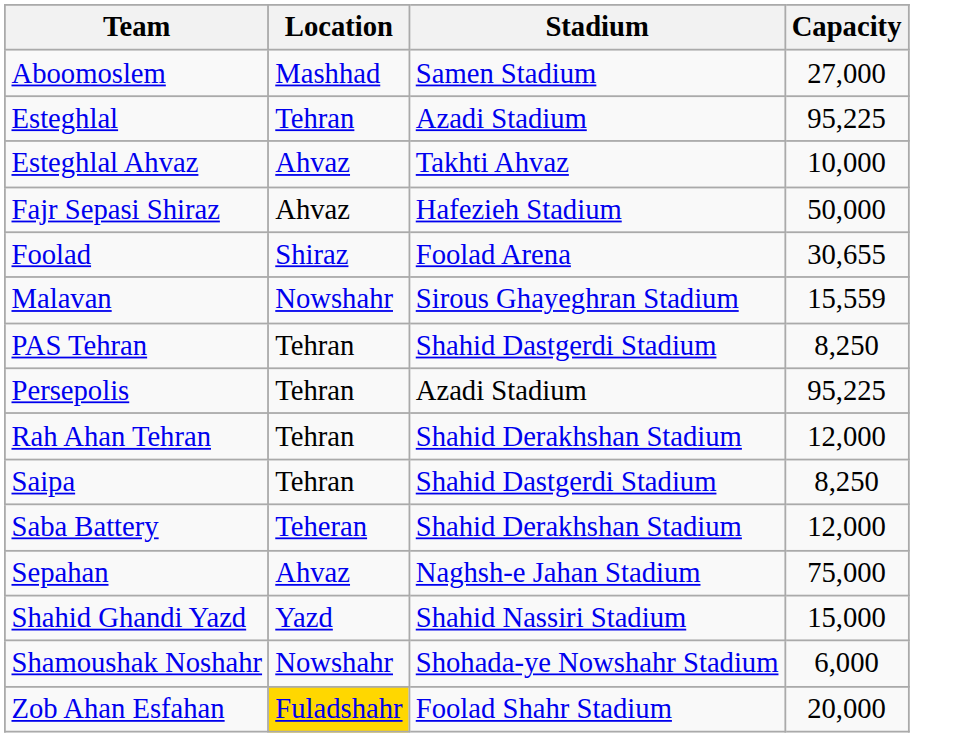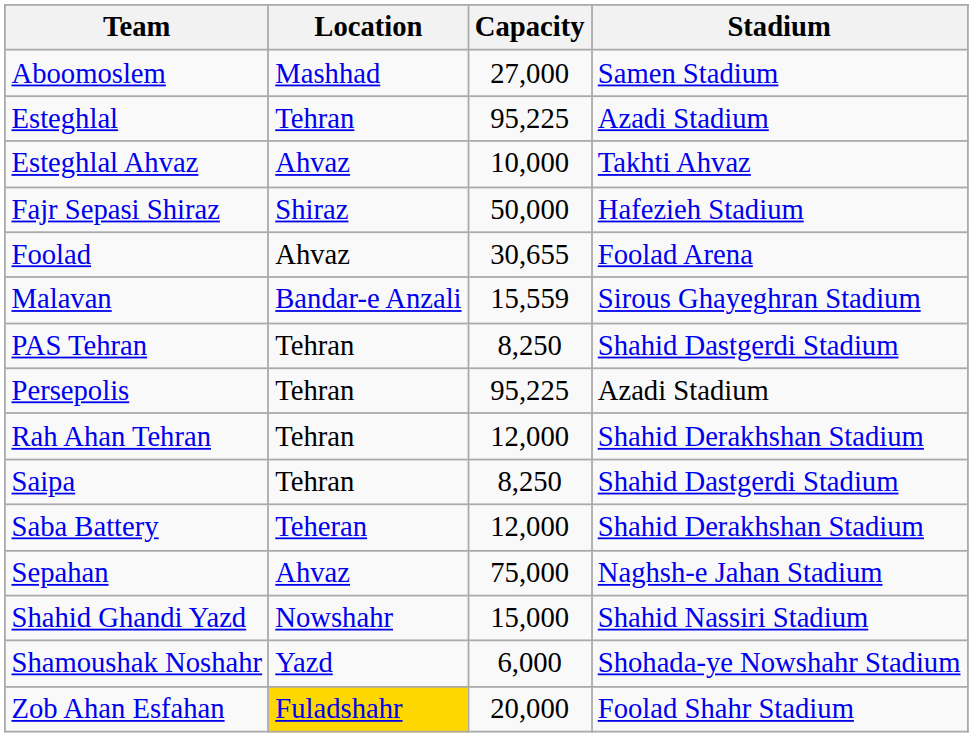columns swapped: (597, 27) <-> (847, 27)
(313, 208) Ahvaz -> (312, 208) Shiraz
(312, 254) Shiraz -> (313, 254) Ahvaz
(334, 299) Nowshahr -> (368, 299) Bandar-e Anzali
(304, 617) Yazd -> (334, 617) Nowshahr
(334, 663) Nowshahr -> (304, 663) Yazd
